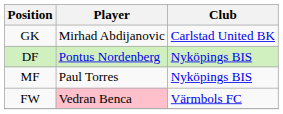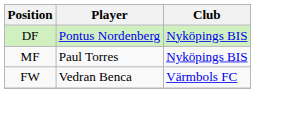- row: (30, 35)
(95, 98) pink background -> (95, 77) no background
